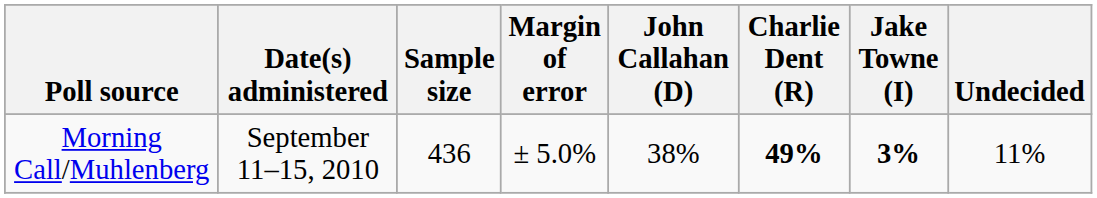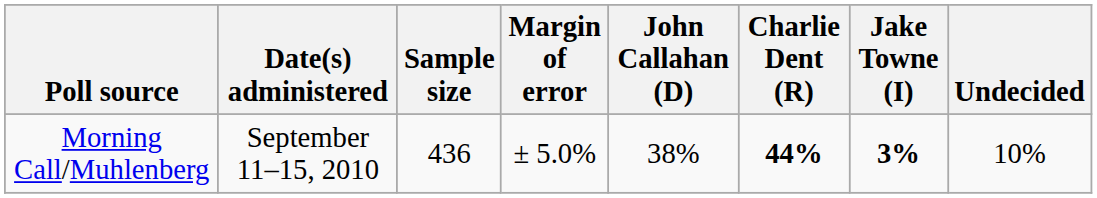(794, 153) 49% -> (794, 153) 44%
(1020, 153) 11% -> (1020, 153) 10%
